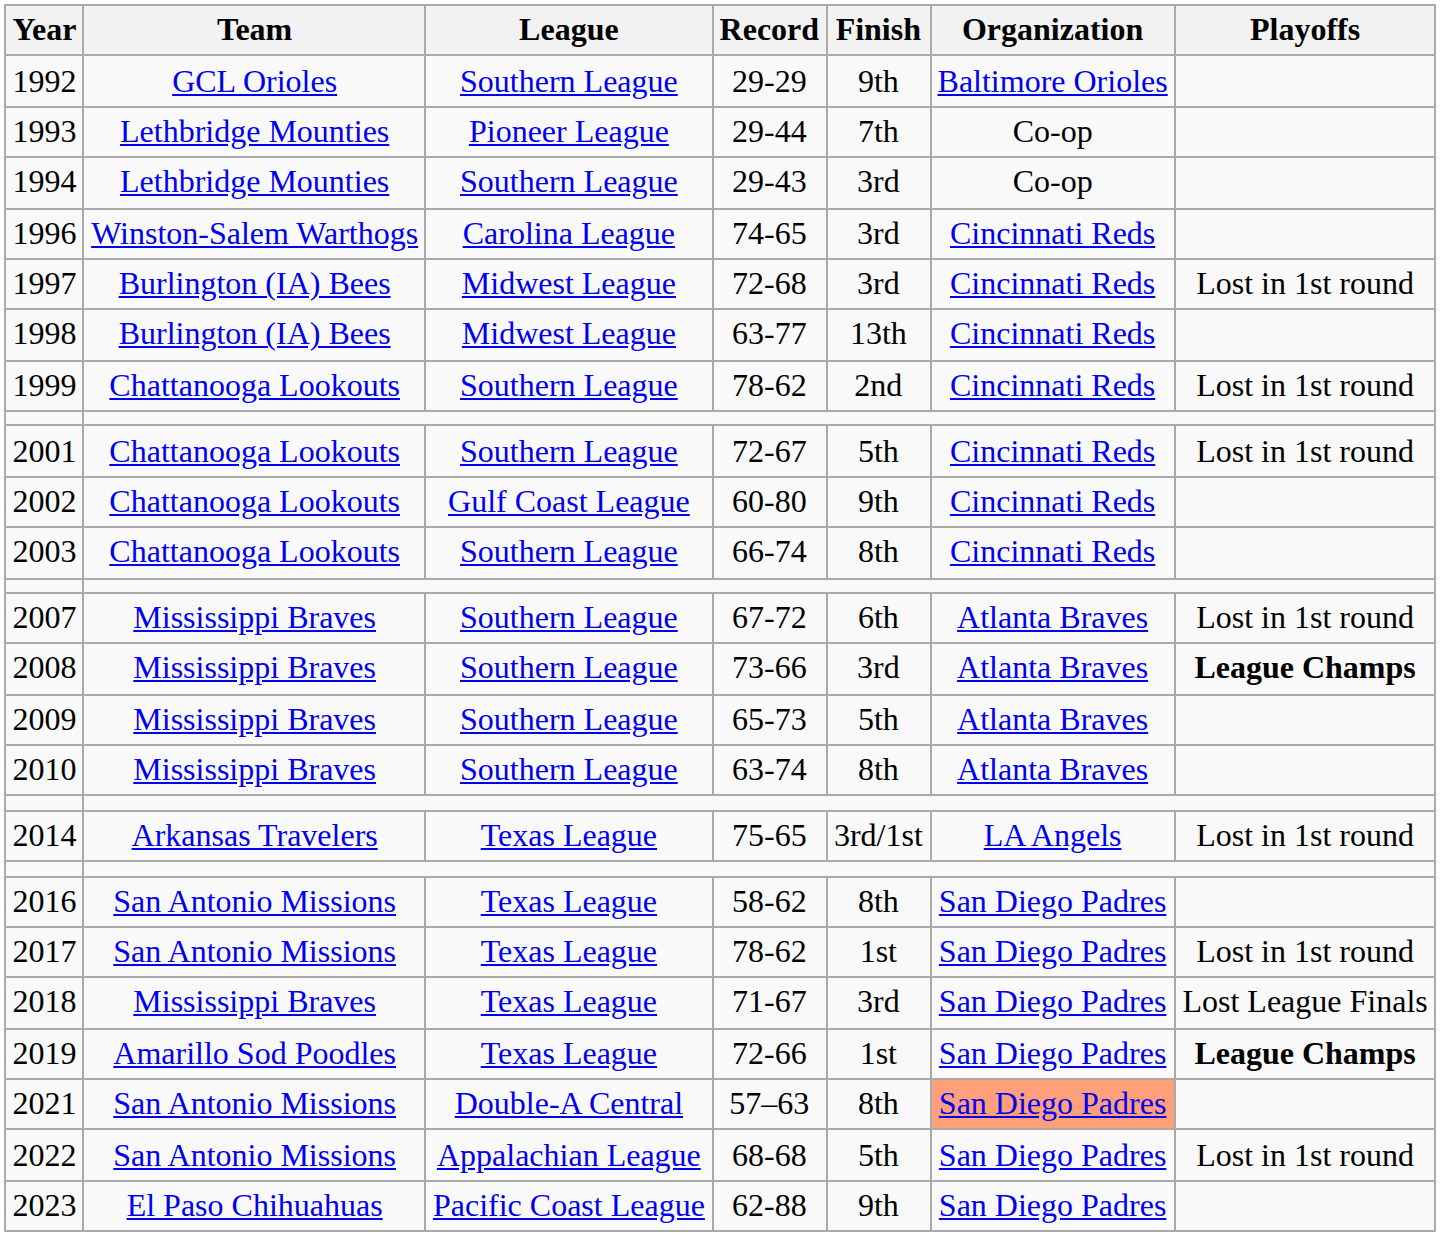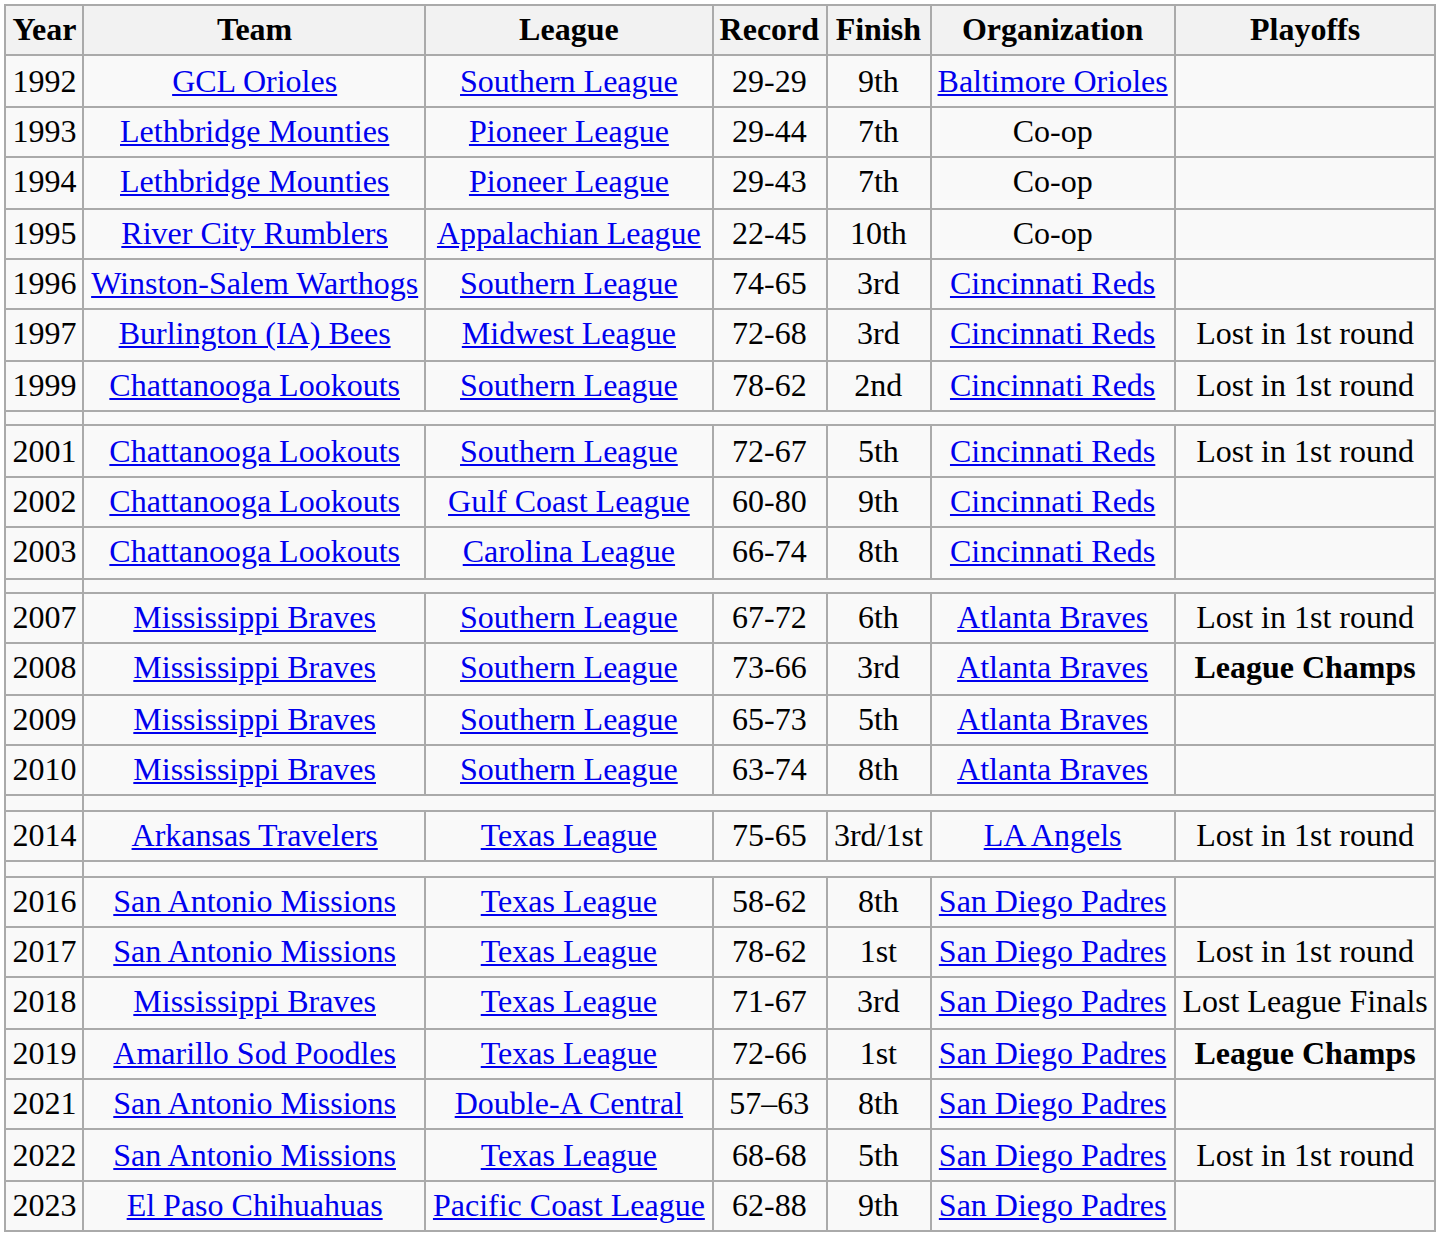(569, 182) Southern League -> (569, 182) Pioneer League
(878, 182) 3rd -> (878, 182) 7th
+ row: (44, 232)
(569, 232) Carolina League -> (569, 283) Southern League
- row: (44, 334)
(569, 552) Southern League -> (569, 552) Carolina League
(1053, 1103) lightsalmon background -> (1053, 1103) no background
(569, 1154) Appalachian League -> (569, 1154) Texas League
